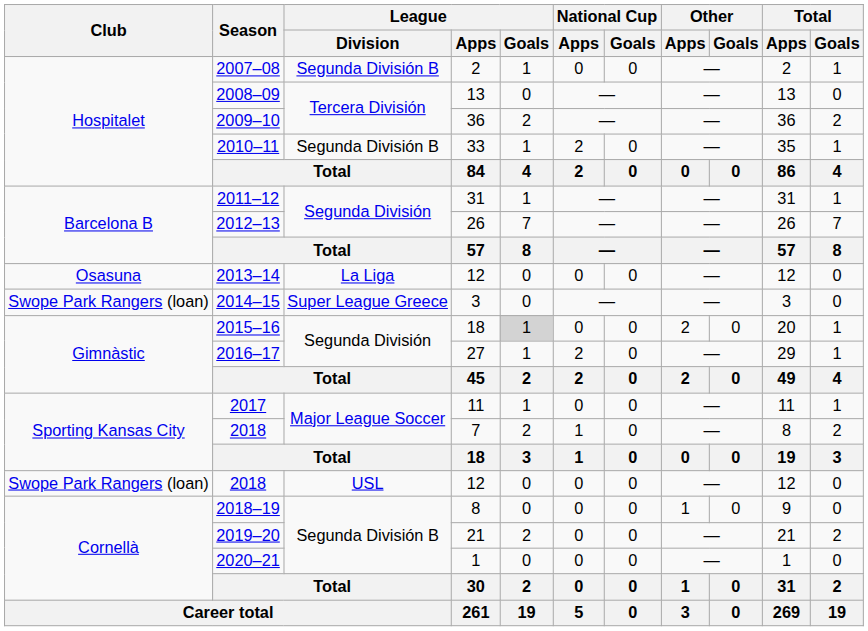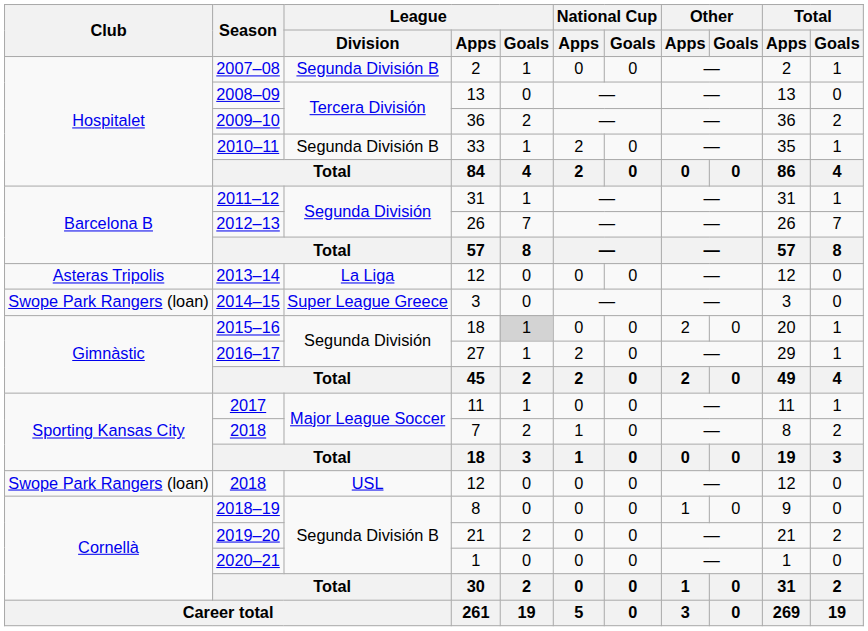(109, 276) Osasuna -> (109, 276) Asteras Tripolis
